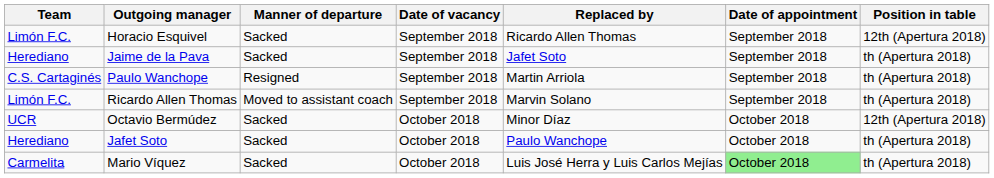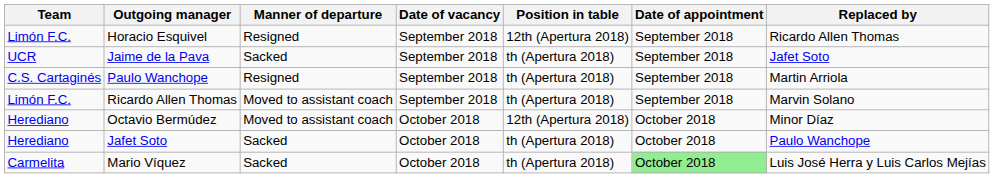columns swapped: (614, 15) <-> (925, 15)
(265, 36) Sacked -> (271, 36) Resigned
(38, 57) Herediano -> (22, 57) UCR
(22, 120) UCR -> (38, 120) Herediano
(265, 120) Sacked -> (318, 120) Moved to assistant coach
